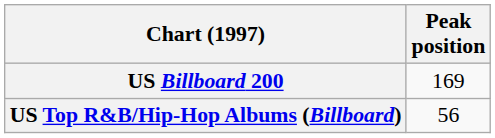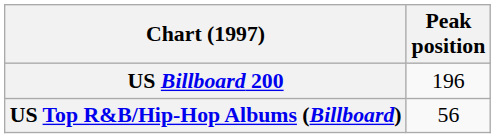(448, 80) 169 -> (448, 80) 196
